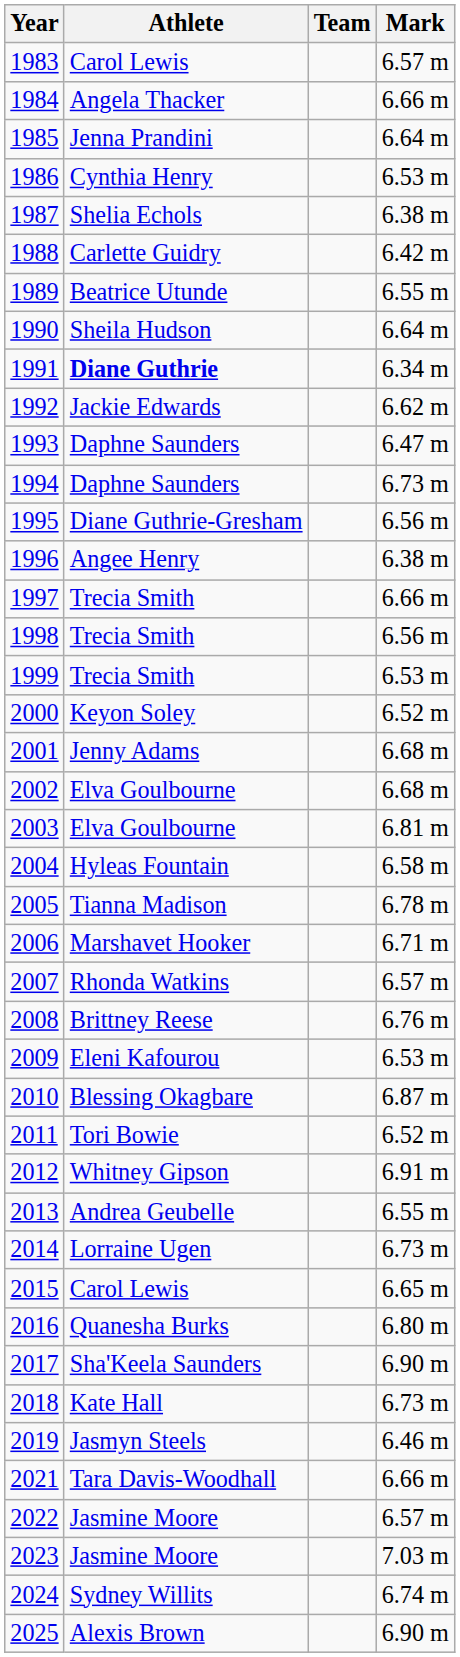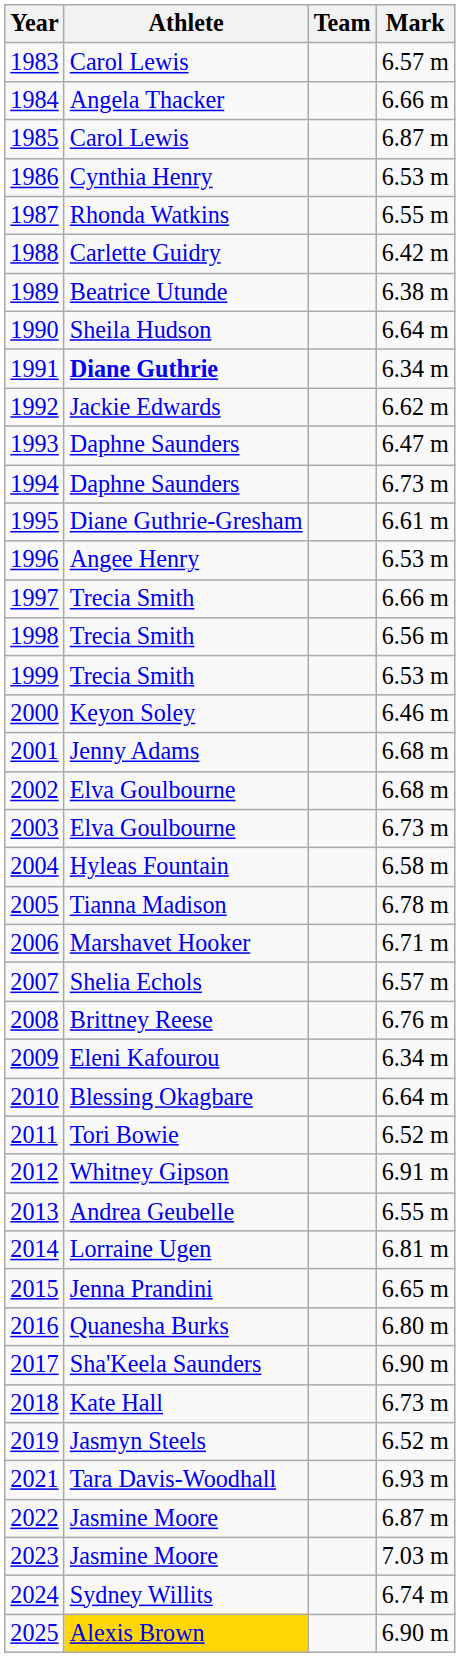(141, 138) Jenna Prandini -> (129, 138) Carol Lewis
(415, 138) 6.64 m -> (415, 138) 6.87 m
(136, 215) Shelia Echols -> (149, 215) Rhonda Watkins
(415, 215) 6.38 m -> (415, 215) 6.55 m
(415, 291) 6.55 m -> (415, 291) 6.38 m
(415, 521) 6.56 m -> (415, 521) 6.61 m
(415, 560) 6.38 m -> (415, 560) 6.53 m
(415, 713) 6.52 m -> (415, 713) 6.46 m
(415, 828) 6.81 m -> (415, 828) 6.73 m
(149, 981) Rhonda Watkins -> (136, 981) Shelia Echols
(415, 1058) 6.53 m -> (415, 1058) 6.34 m
(415, 1096) 6.87 m -> (415, 1096) 6.64 m
(415, 1249) 6.73 m -> (415, 1249) 6.81 m
(129, 1288) Carol Lewis -> (141, 1288) Jenna Prandini
(415, 1441) 6.46 m -> (415, 1441) 6.52 m
(415, 1479) 6.66 m -> (415, 1479) 6.93 m
(415, 1517) 6.57 m -> (415, 1517) 6.87 m
(137, 1632) no background -> (137, 1632) gold background
